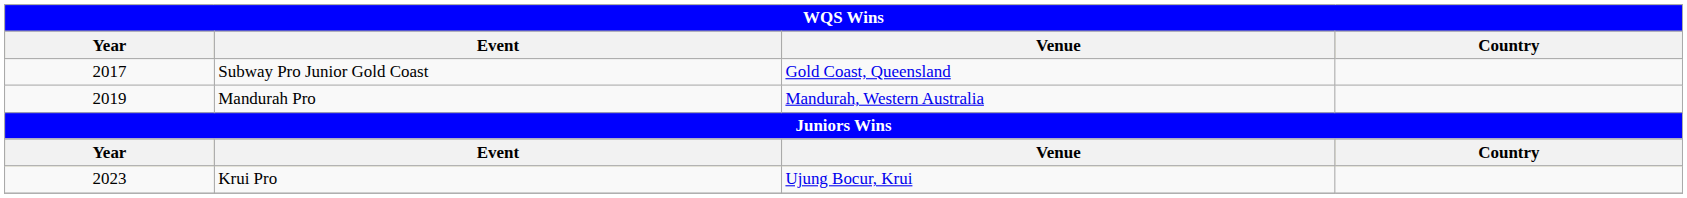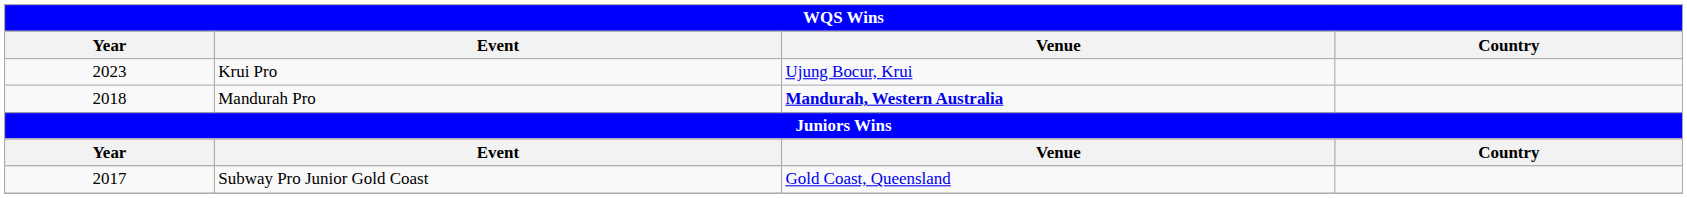rows swapped: (248, 179) <-> (323, 71)
(109, 98) 2019 -> (109, 98) 2018
(885, 98) normal -> (894, 98) bold
